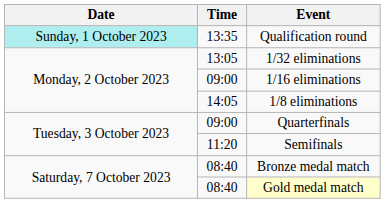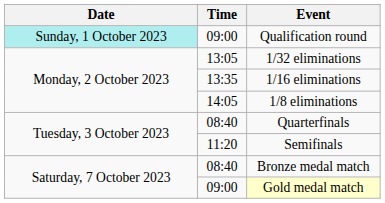(222, 36) 13:35 -> (222, 36) 09:00
(222, 79) 09:00 -> (222, 79) 13:35
(222, 123) 09:00 -> (222, 123) 08:40
(222, 187) 08:40 -> (222, 187) 09:00
